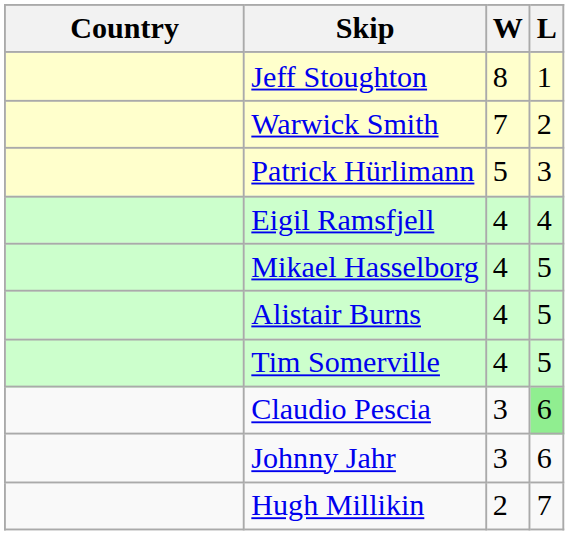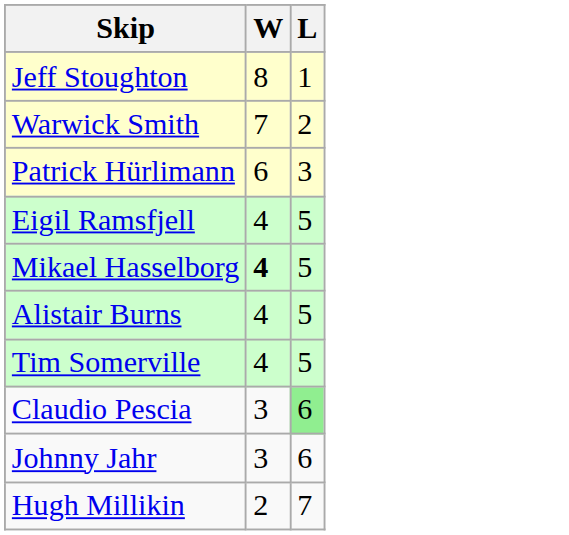- column: (125, 28)
(500, 171) 5 -> (261, 171) 6
(544, 219) 4 -> (305, 219) 5
(500, 266) normal -> (261, 266) bold
